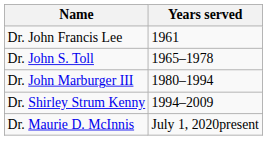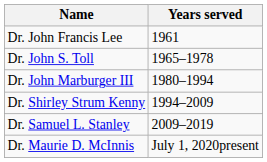+ row: (69, 124)
